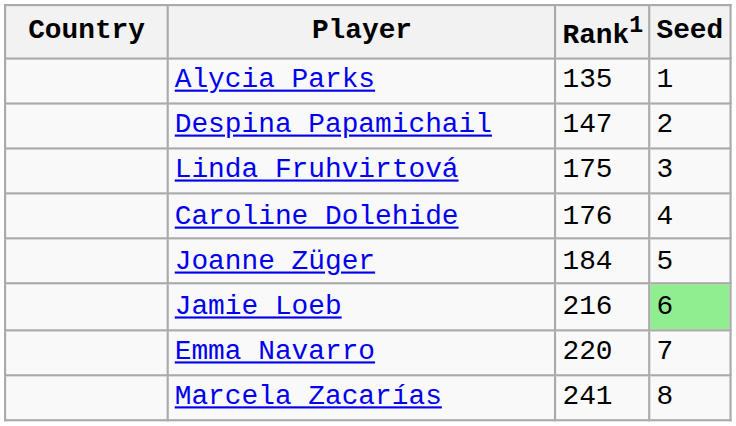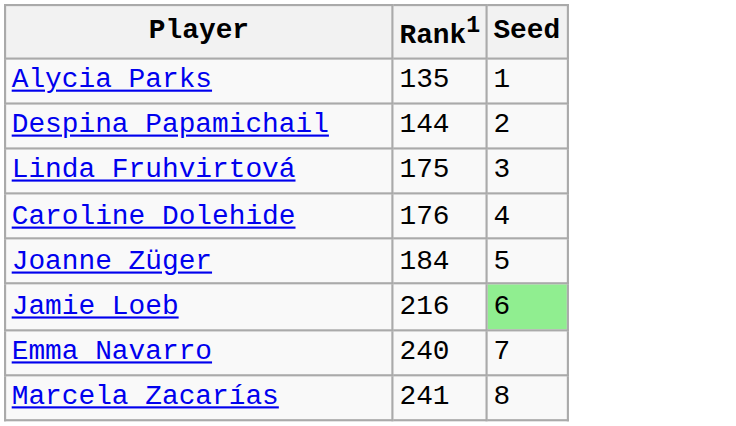- column: (87, 31)
(588, 126) 147 -> (424, 126) 144
(588, 352) 220 -> (424, 352) 240
